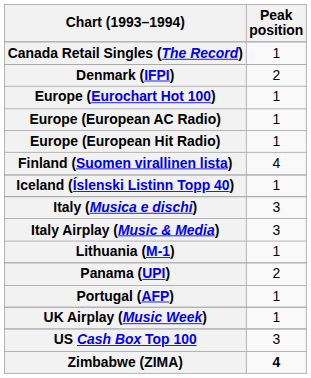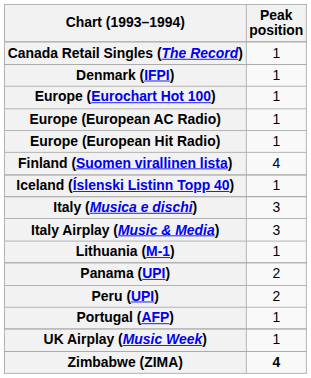(276, 75) 2 -> (276, 75) 1
+ row: (125, 296)
- row: (125, 340)
